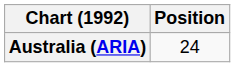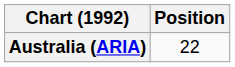(190, 47) 24 -> (190, 47) 22
